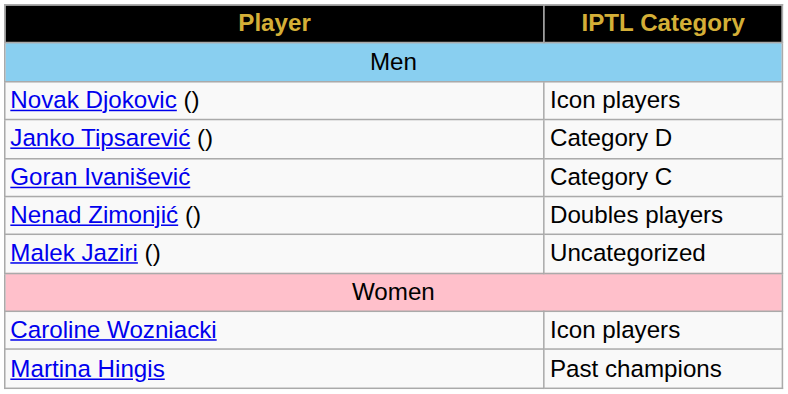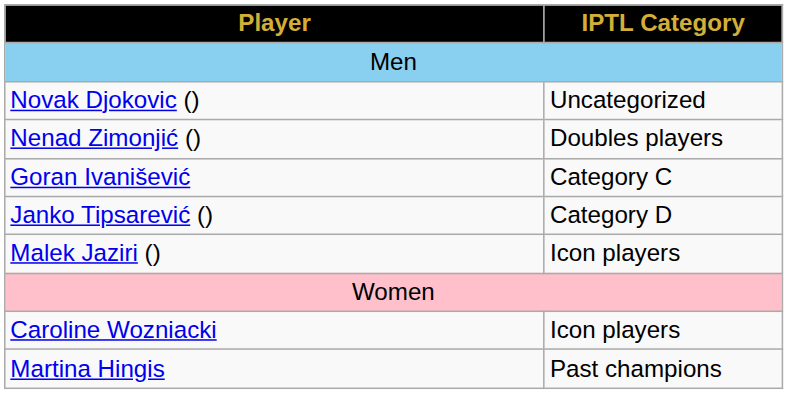(615, 100) Icon players -> (628, 100) Uncategorized
rows swapped: (112, 138) <-> (106, 215)
(628, 253) Uncategorized -> (615, 253) Icon players
